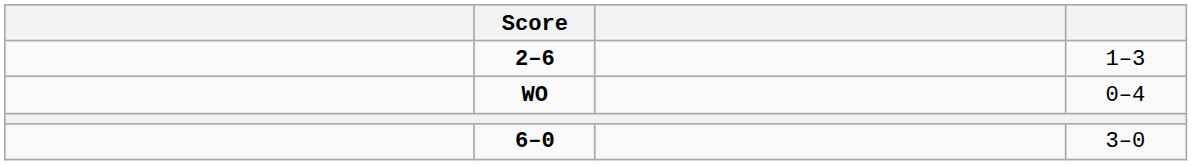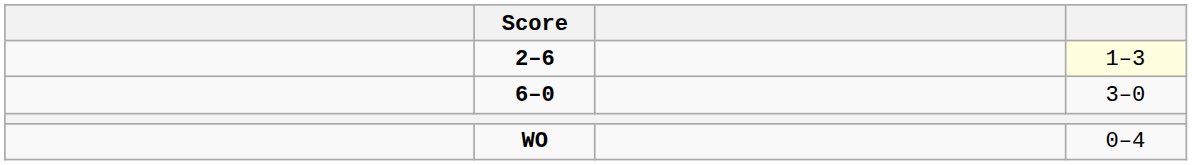(1125, 59) no background -> (1125, 59) lightyellow background
rows swapped: (535, 141) <-> (535, 95)
